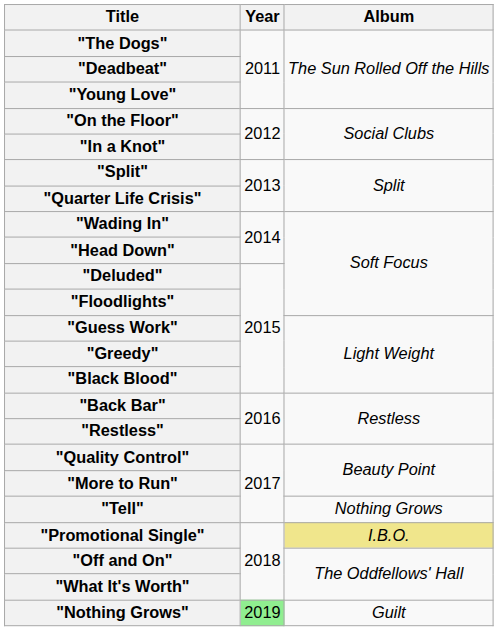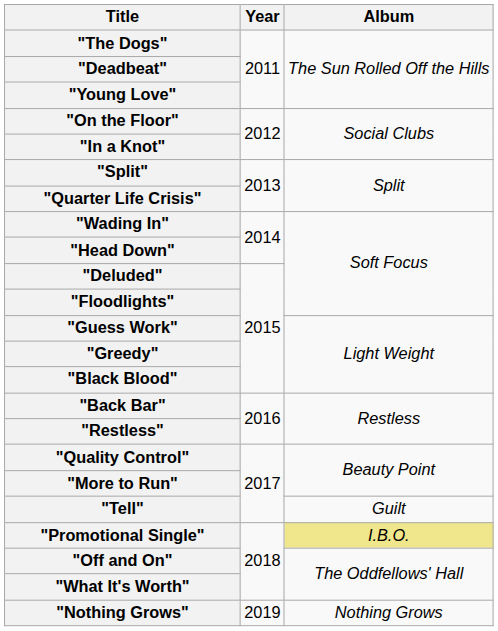(389, 509) Nothing Grows -> (389, 509) Guilt
(262, 612) lightgreen background -> (262, 612) no background
(389, 612) Guilt -> (389, 612) Nothing Grows
